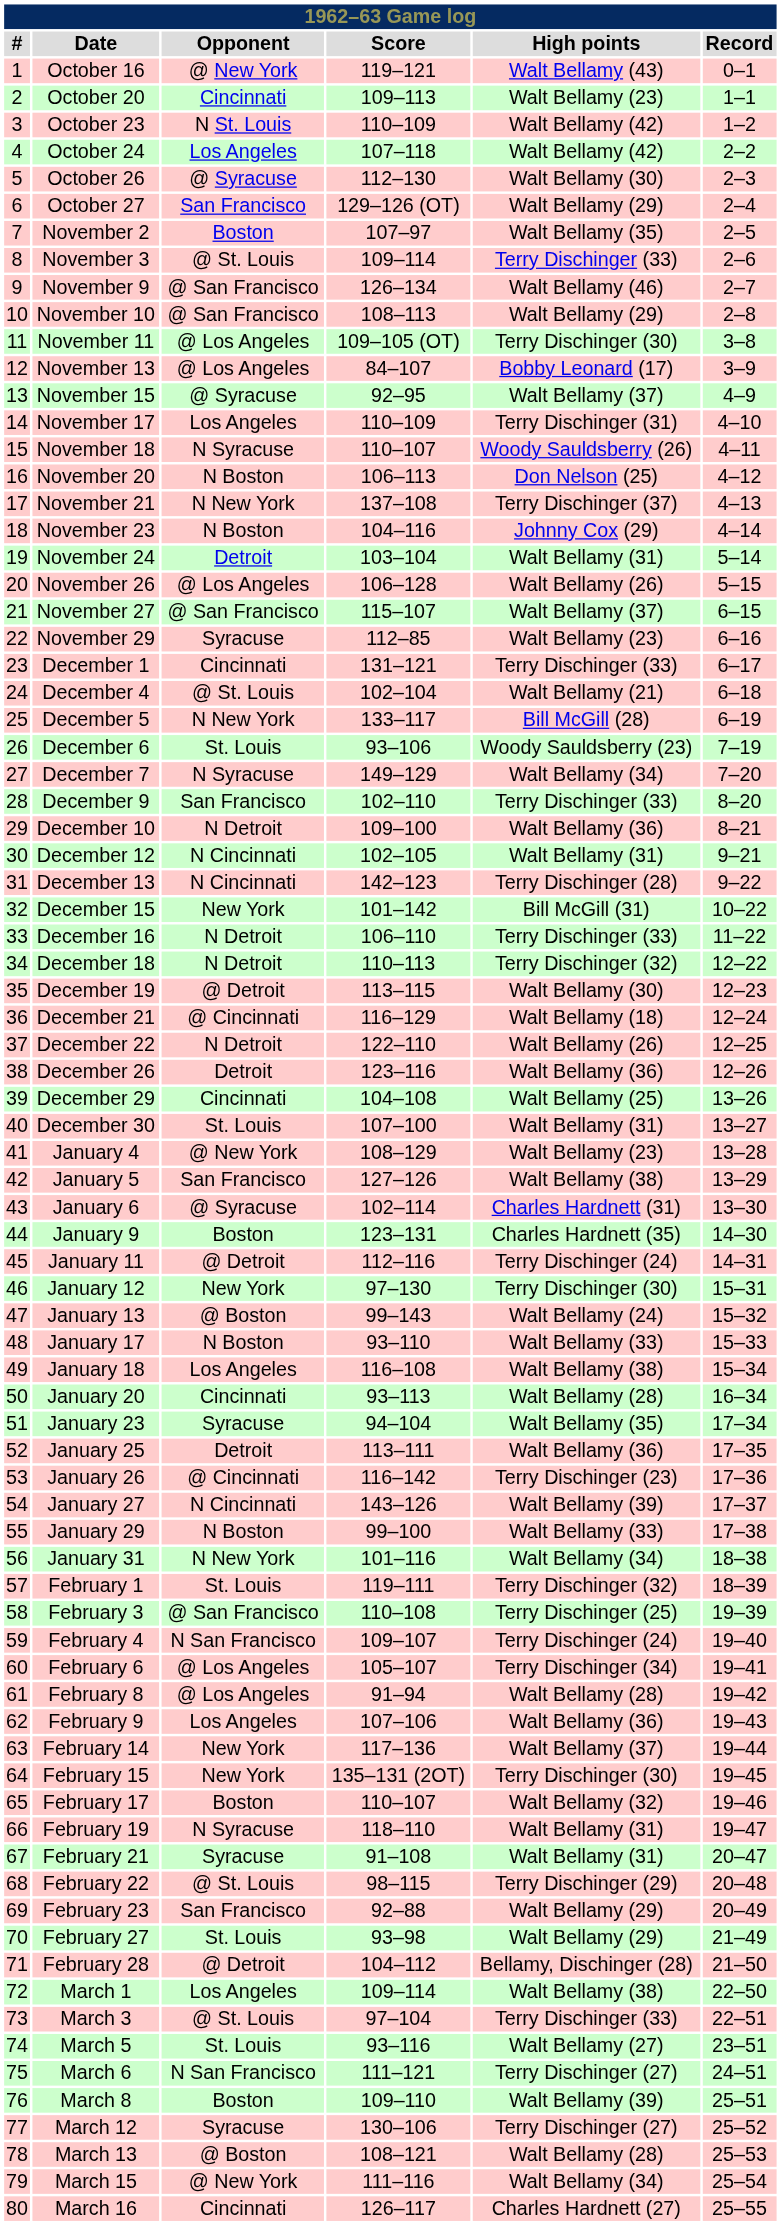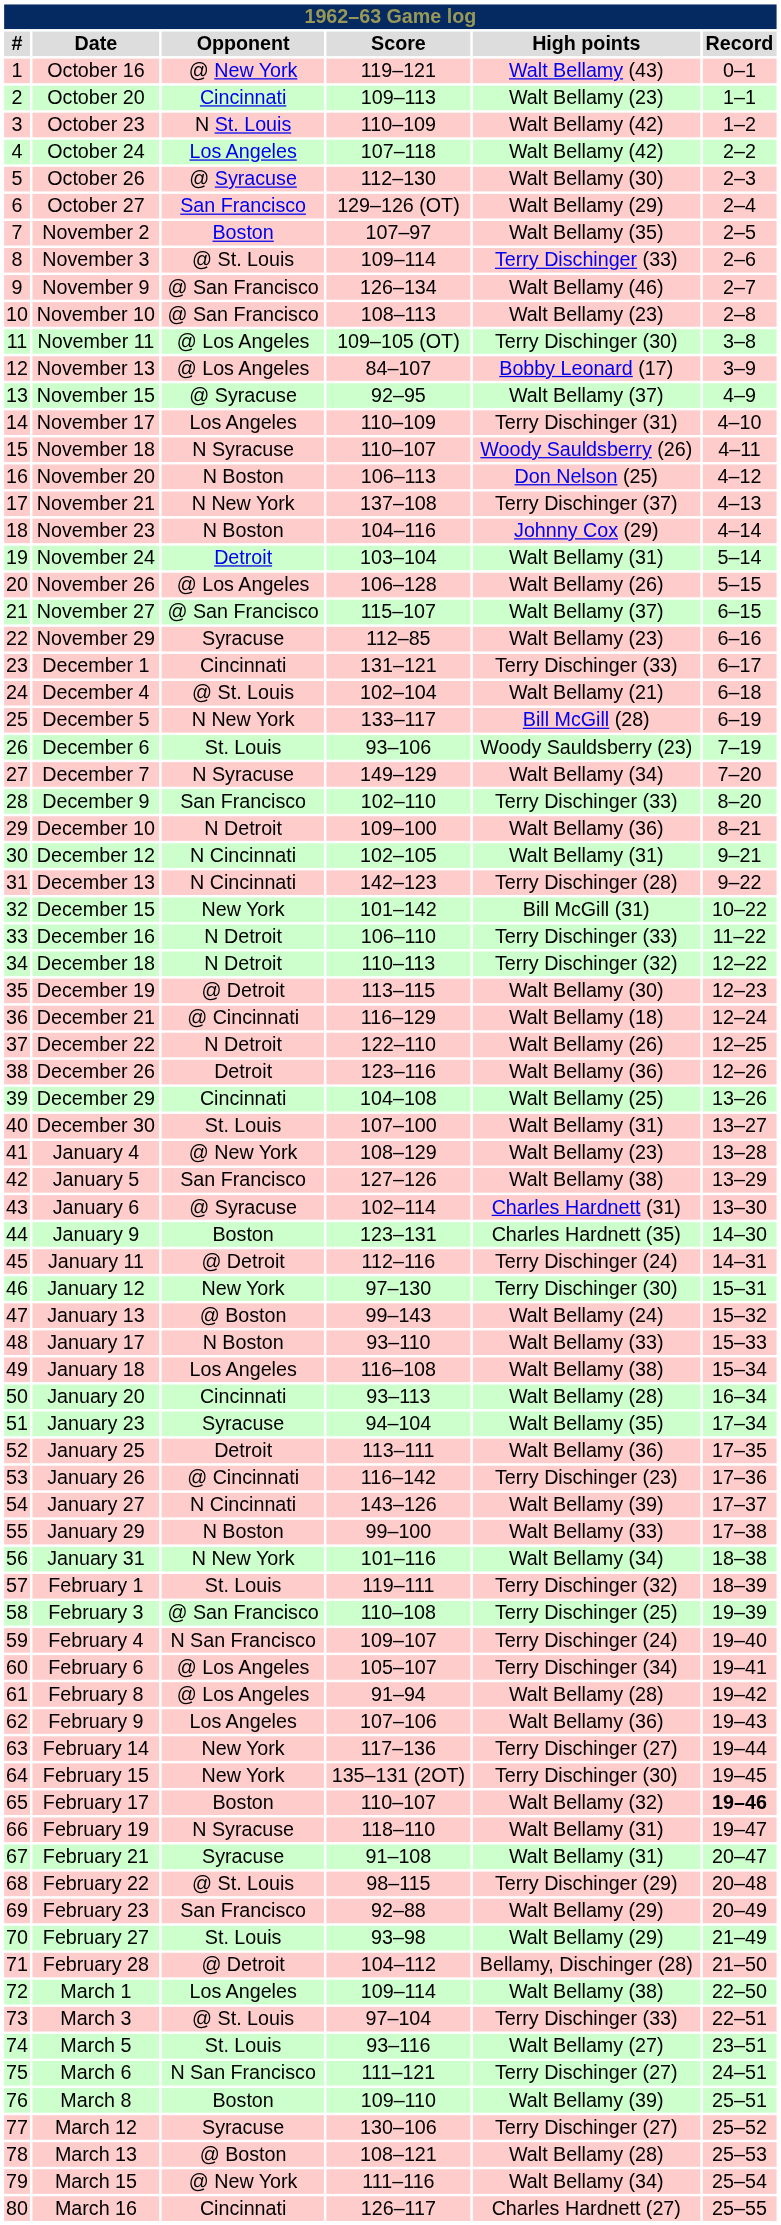(586, 314) Walt Bellamy (29) -> (586, 314) Walt Bellamy (23)
(586, 1748) Walt Bellamy (37) -> (586, 1748) Terry Dischinger (27)
(739, 1802) normal -> (739, 1802) bold
